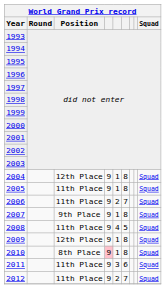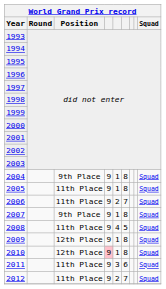(79, 176) 12th Place -> (79, 176) 9th Place
(79, 252) 8th Place -> (79, 252) 12th Place
